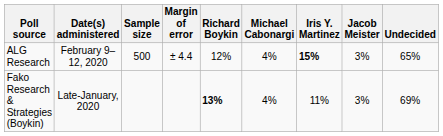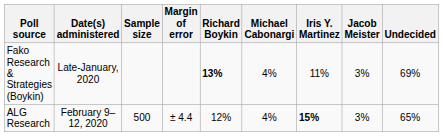rows swapped: (28, 56) <-> (29, 101)
